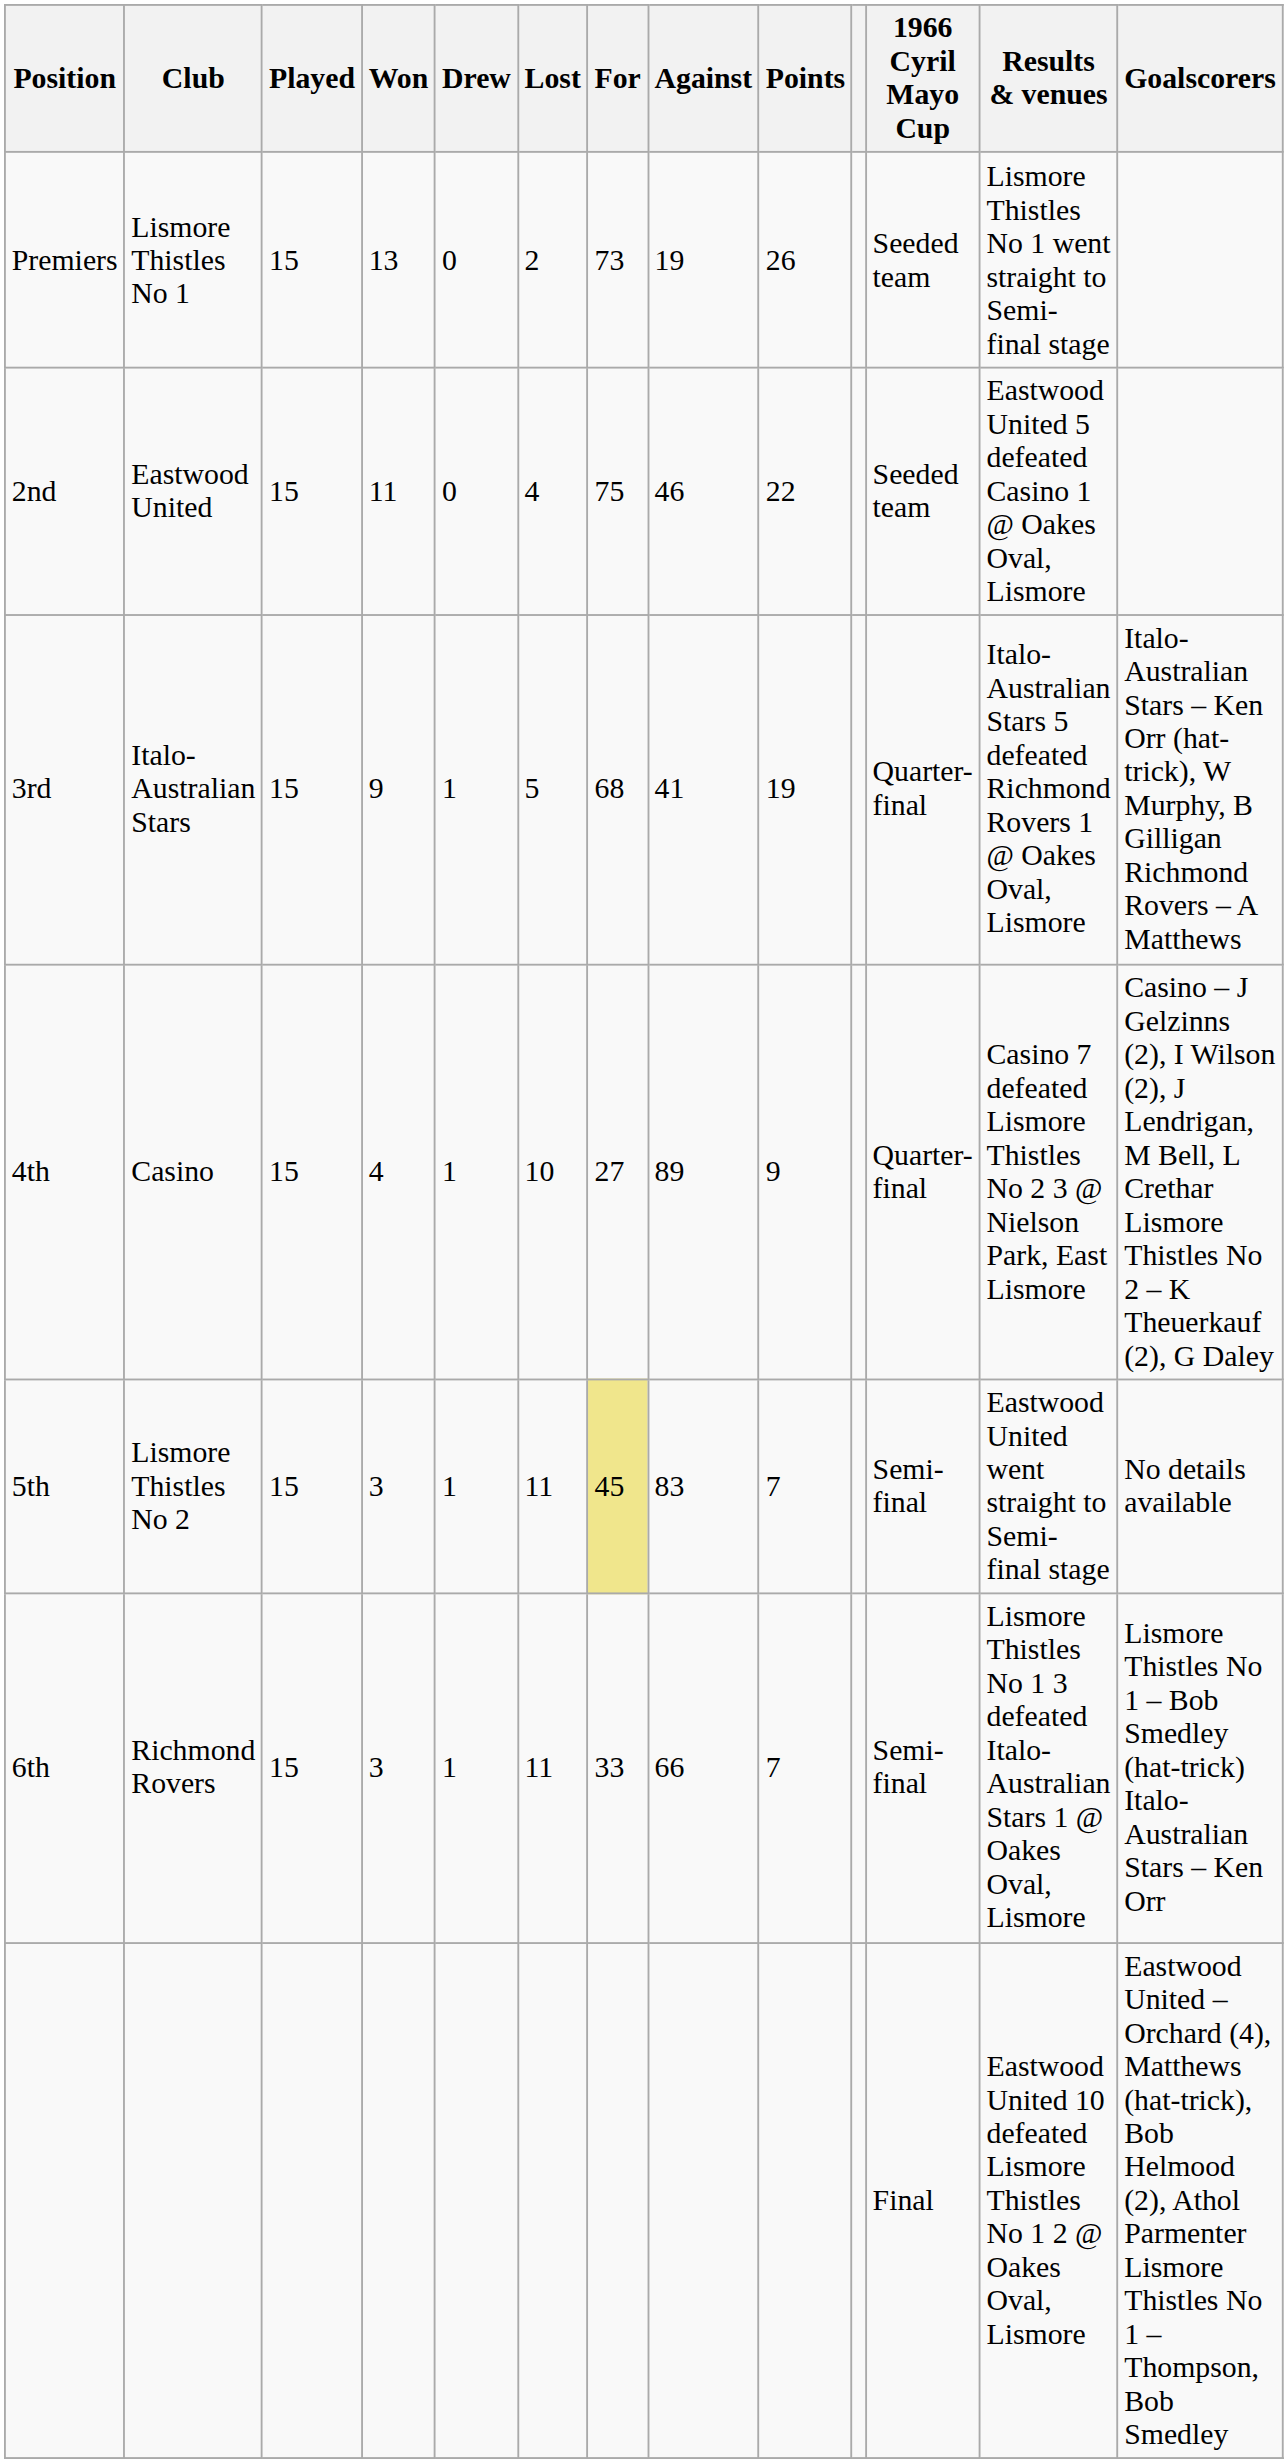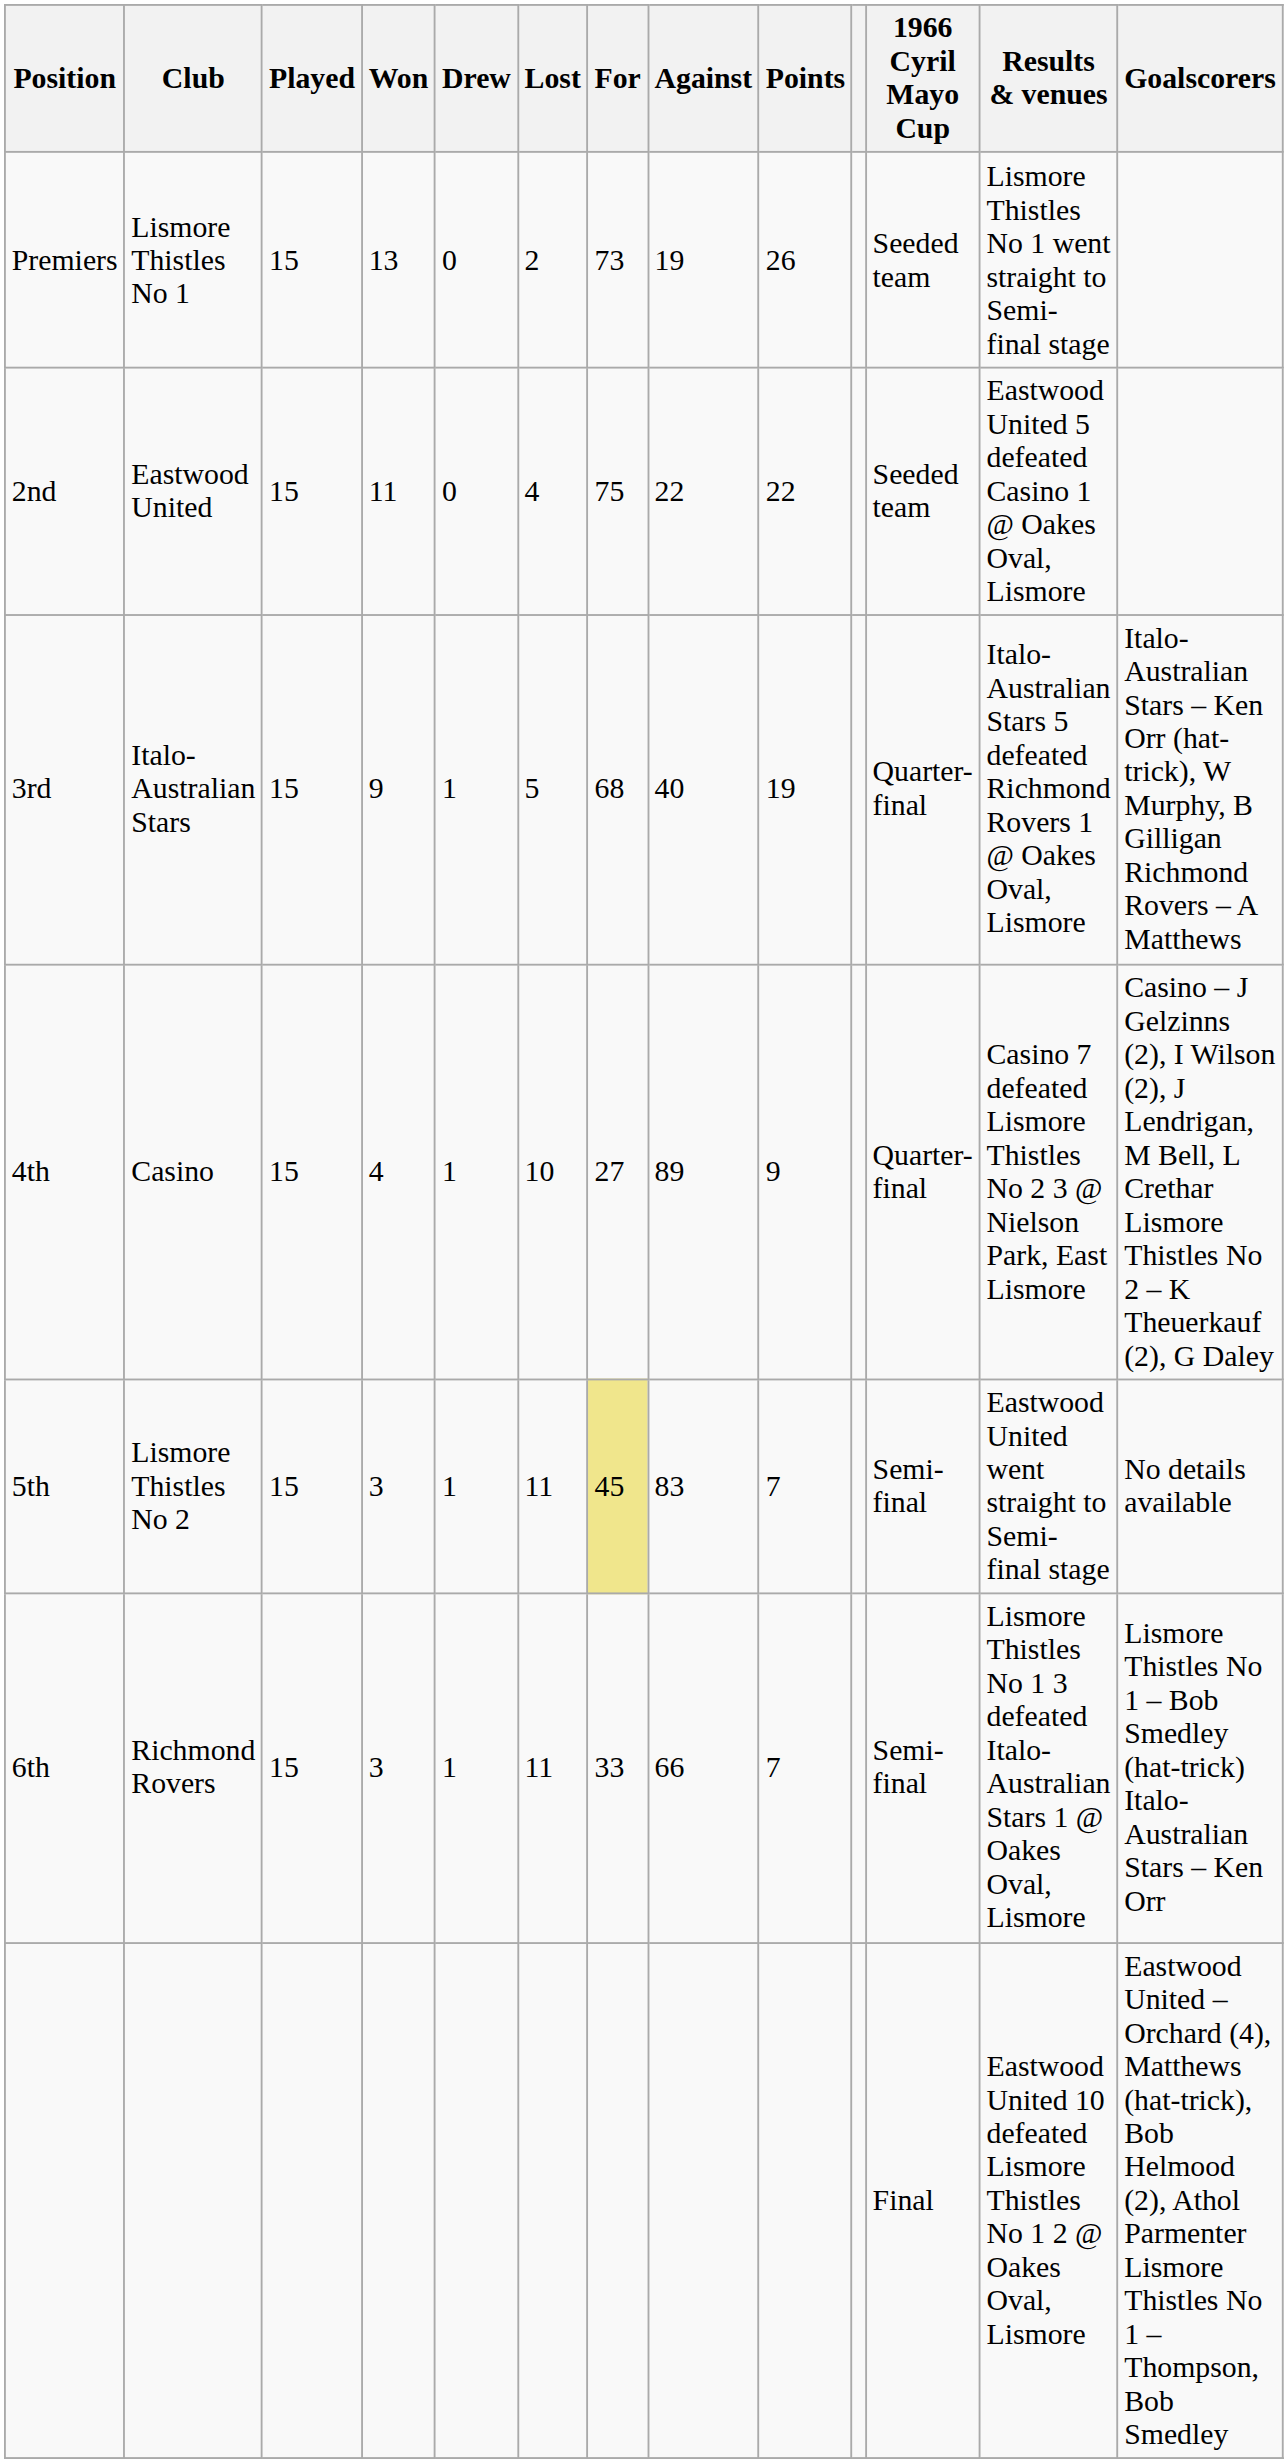(669, 490) 46 -> (669, 490) 22
(669, 789) 41 -> (669, 789) 40
